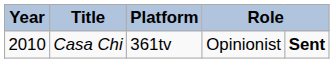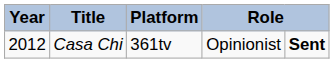(27, 44) 2010 -> (27, 44) 2012
